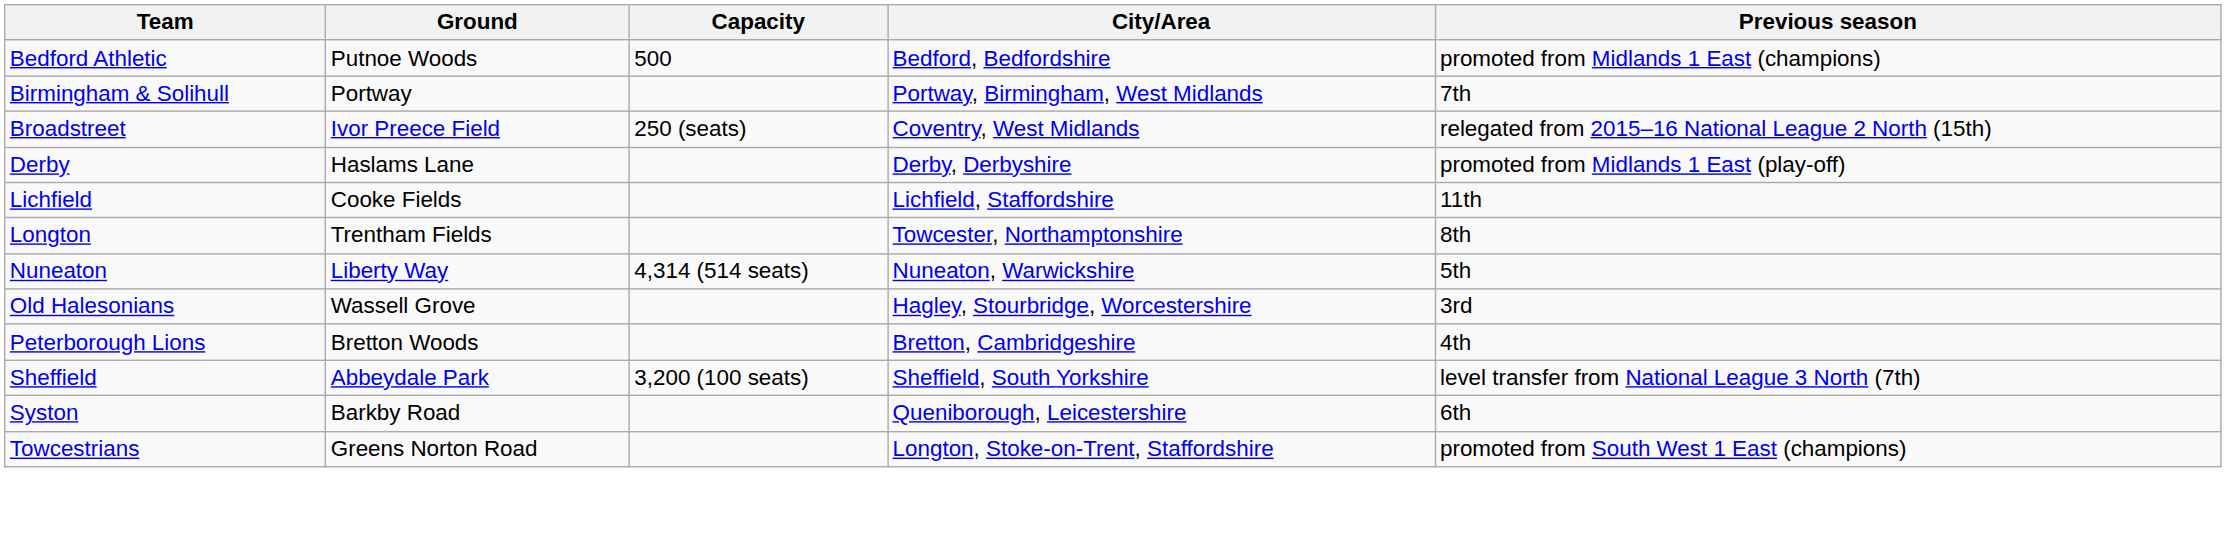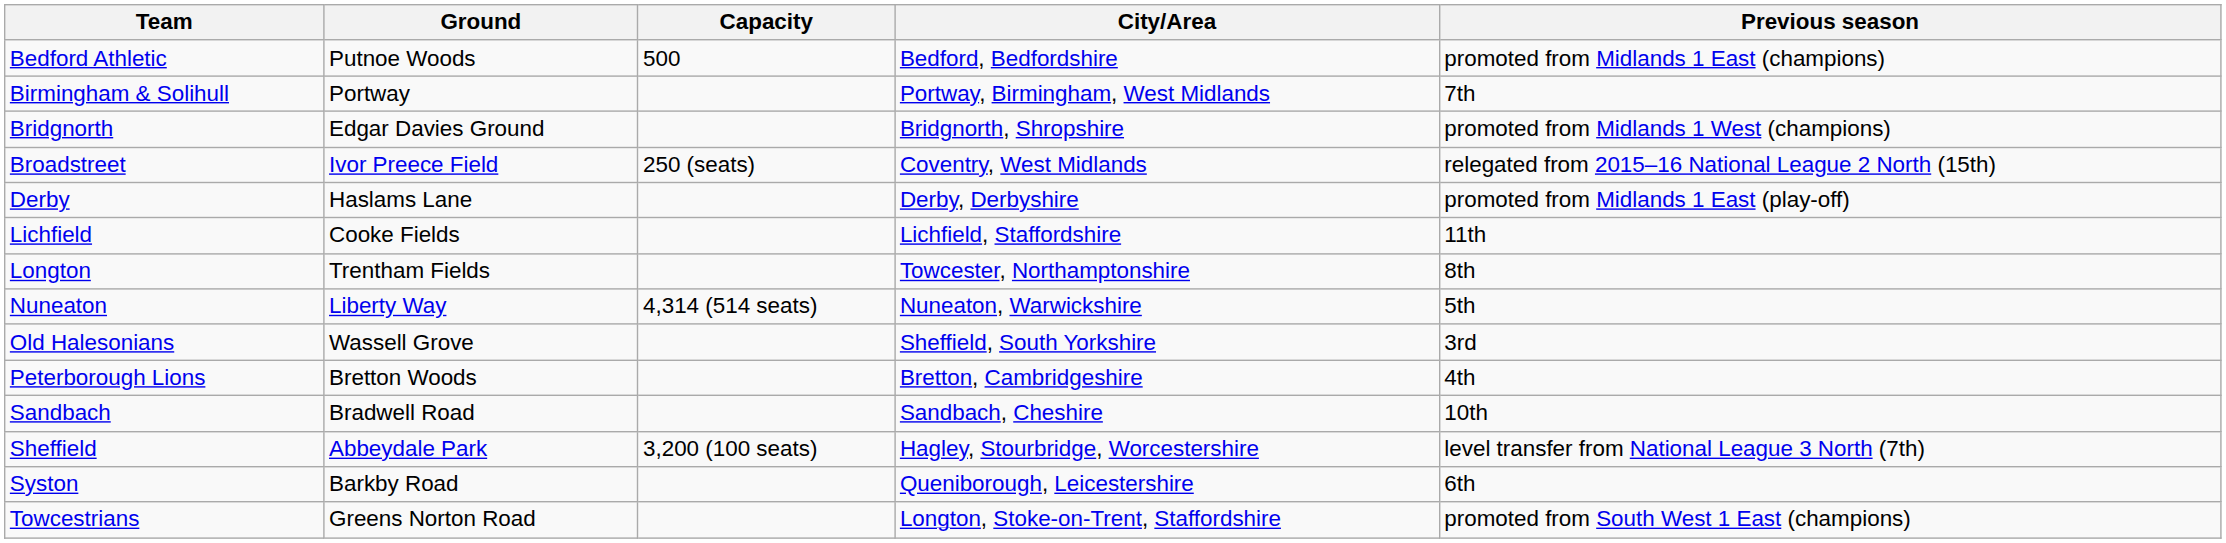+ row: (62, 128)
(1072, 306) Hagley, Stourbridge, Worcestershire -> (1028, 341) Sheffield, South Yorkshire
+ row: (60, 413)
(1021, 377) Sheffield, South Yorkshire -> (1079, 448) Hagley, Stourbridge, Worcestershire
